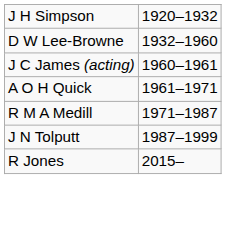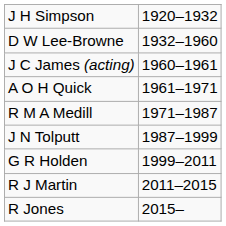+ row: (48, 161)
+ row: (43, 185)
